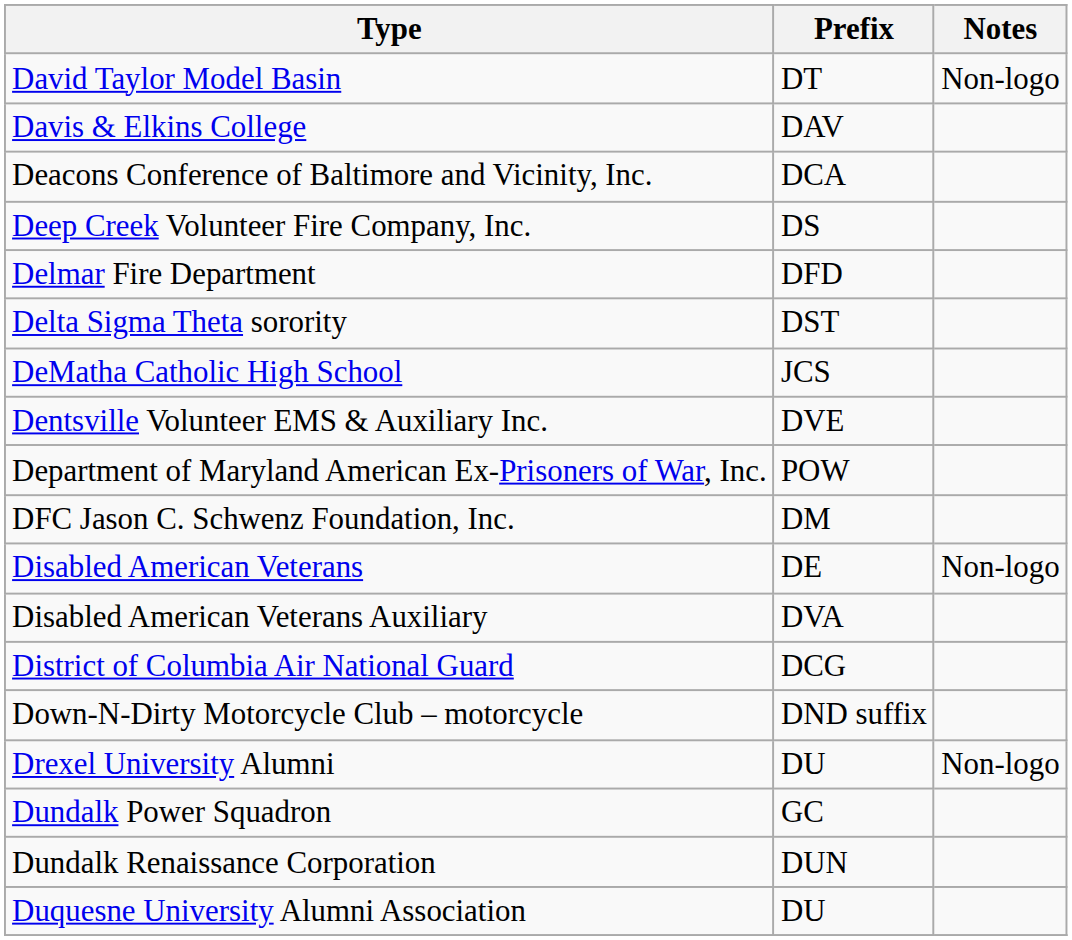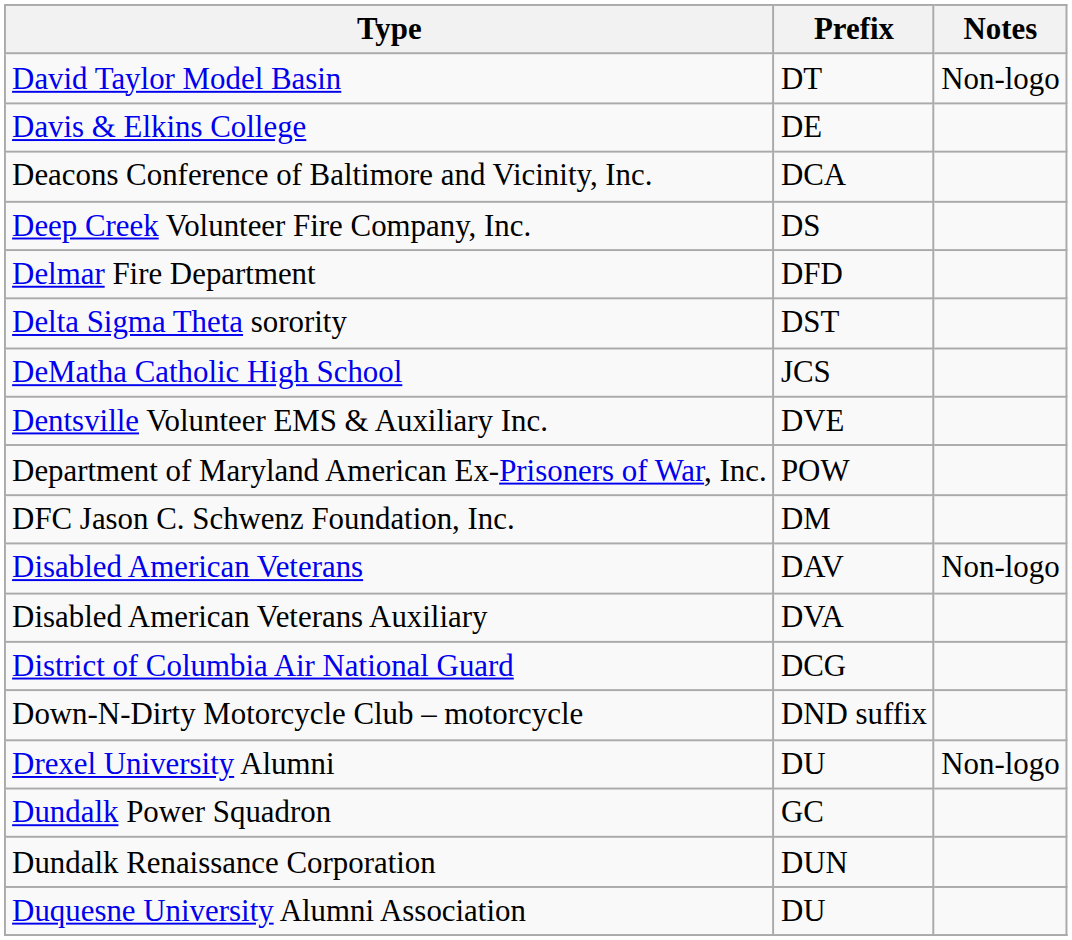(812, 126) DAV -> (802, 126) DE
(802, 567) DE -> (812, 567) DAV
